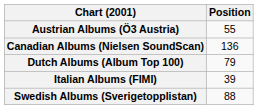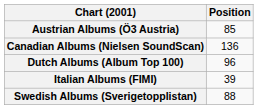(230, 29) 55 -> (230, 29) 85
(230, 63) 79 -> (230, 63) 96
